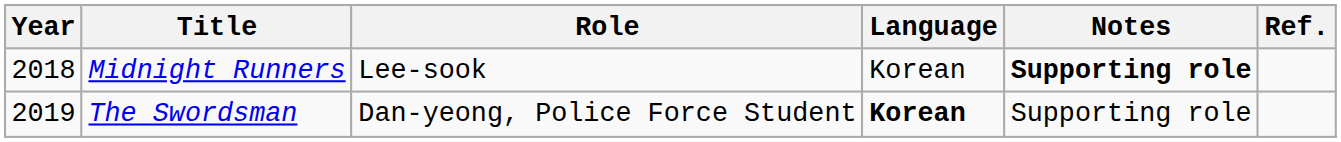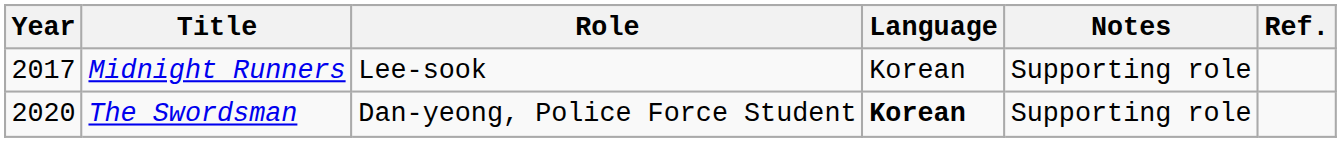(44, 70) 2018 -> (44, 70) 2017
(1131, 70) bold -> (1131, 70) normal
(44, 114) 2019 -> (44, 114) 2020
